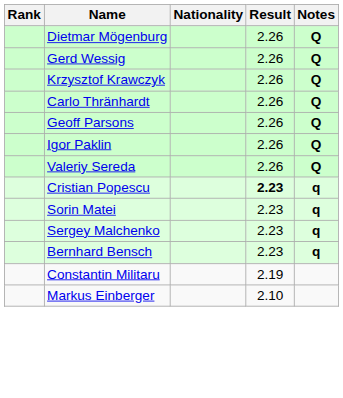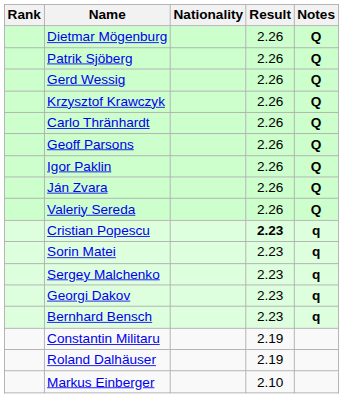+ row: (90, 58)
+ row: (77, 187)
+ row: (89, 295)
+ row: (102, 360)
